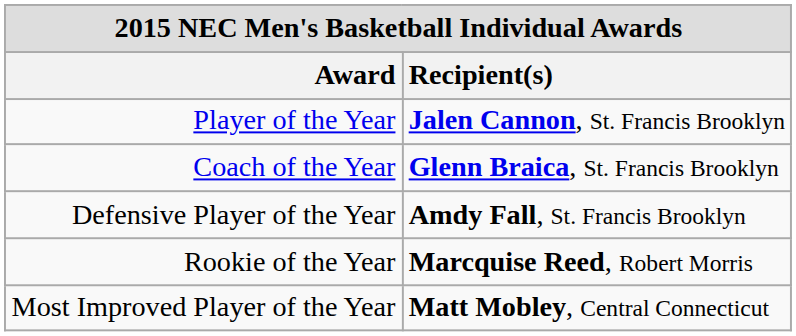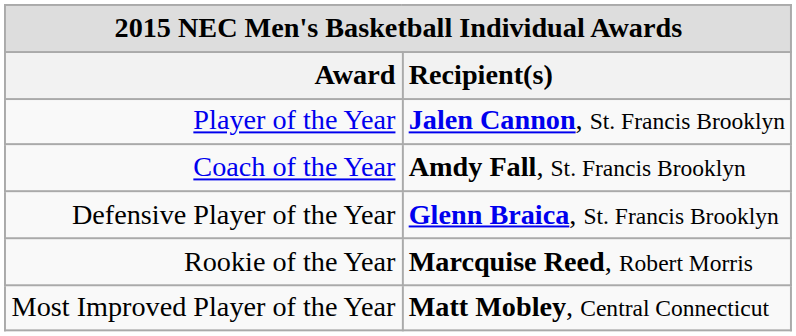(594, 167) Glenn Braica, St. Francis Brooklyn -> (577, 167) Amdy Fall, St. Francis Brooklyn
(577, 214) Amdy Fall, St. Francis Brooklyn -> (594, 214) Glenn Braica, St. Francis Brooklyn
